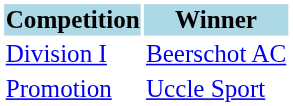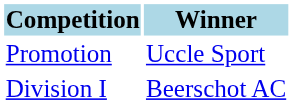rows swapped: (56, 54) <-> (59, 88)
